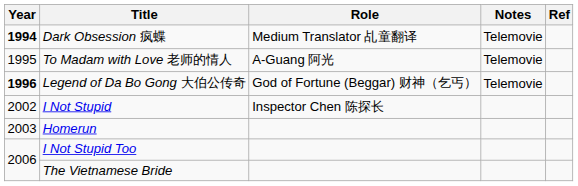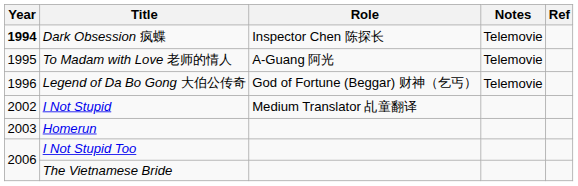(335, 36) Medium Translator 乩童翻译 -> (318, 36) Inspector Chen 陈探长
(22, 83) bold -> (22, 83) normal
(318, 106) Inspector Chen 陈探长 -> (335, 106) Medium Translator 乩童翻译
